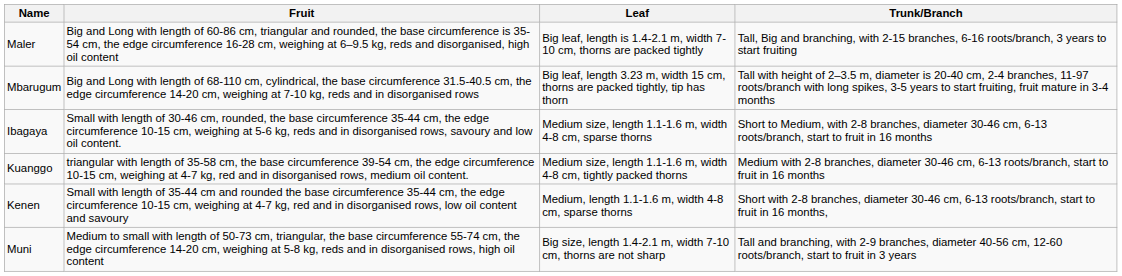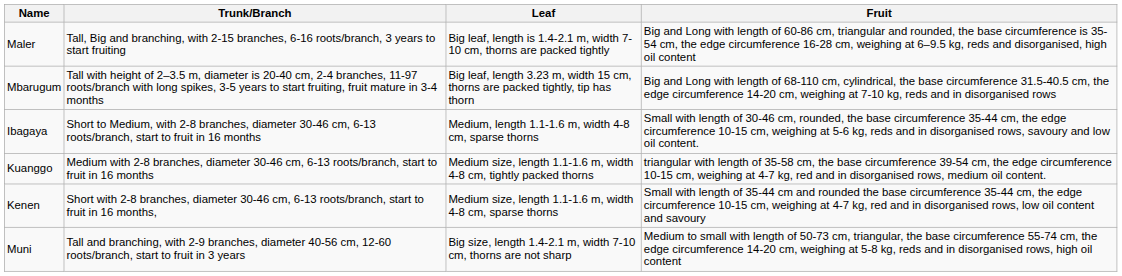columns swapped: (926, 13) <-> (302, 13)
(635, 131) Medium size, length 1.1-1.6 m, width 4-8 cm, sparse thorns -> (539, 131) Medium, length 1.1-1.6 m, width 4-8 cm, sparse thorns
(633, 205) Medium, length 1.1-1.6 m, width 4-8 cm, sparse thorns -> (541, 205) Medium size, length 1.1-1.6 m, width 4-8 cm, sparse thorns
